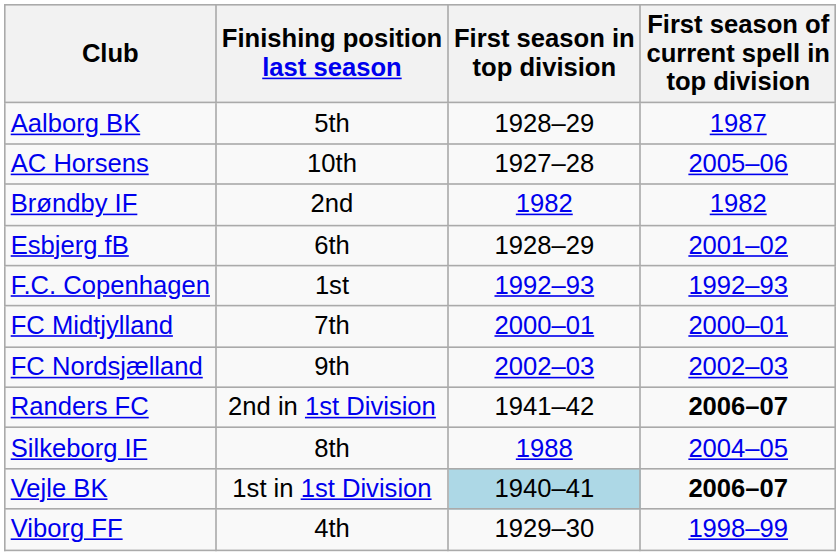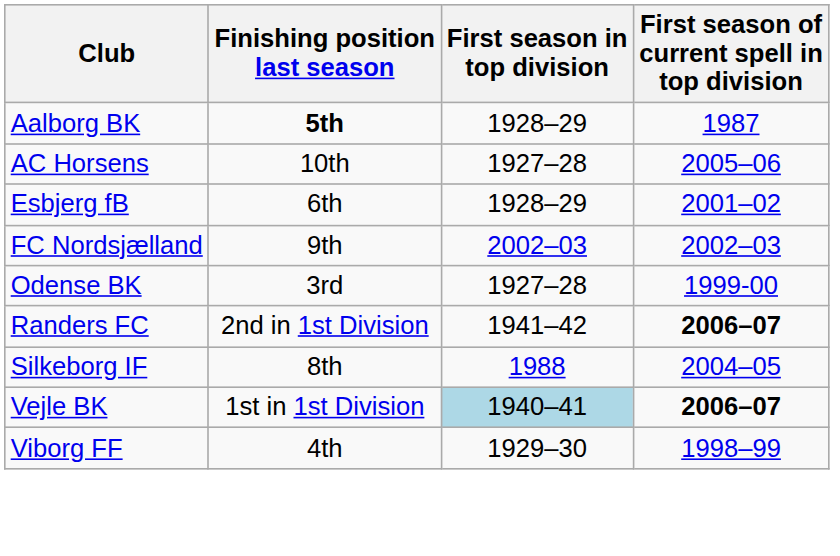(332, 123) normal -> (325, 123) bold
- row: (74, 204)
- row: (110, 285)
- row: (92, 326)
+ row: (76, 285)
